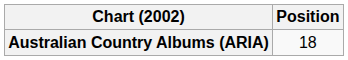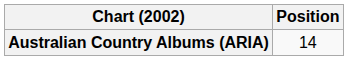(308, 42) 18 -> (308, 42) 14
